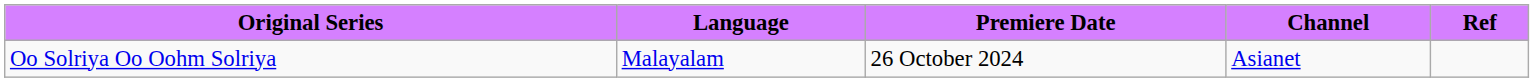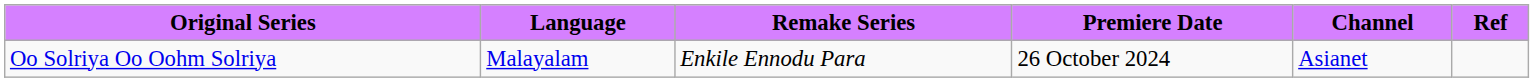+ column: (844, 22)
